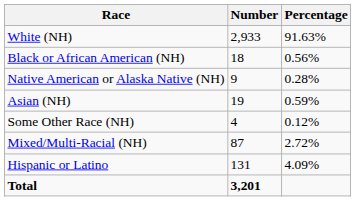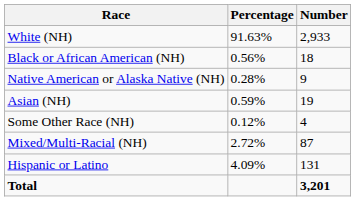columns swapped: (254, 15) <-> (316, 15)
